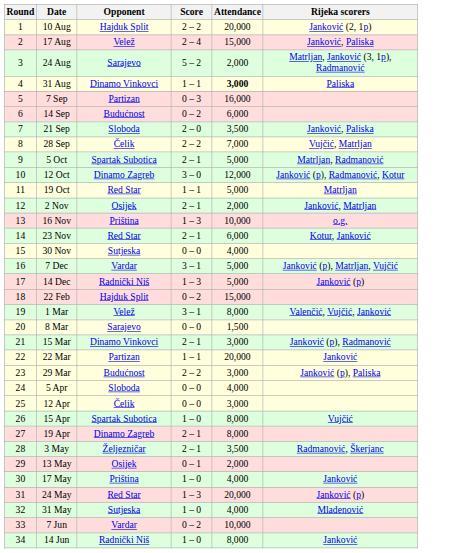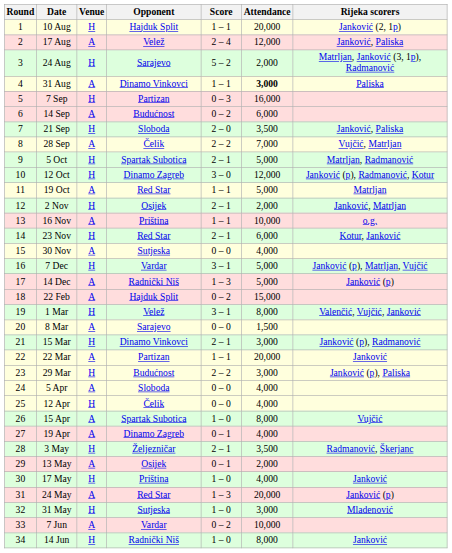+ column: (92, 12)
(192, 27) 2 – 2 -> (221, 27) 1 – 1
(237, 42) 15,000 -> (267, 42) 12,000
(192, 220) 1 – 3 -> (221, 220) 1 – 1
(237, 403) 3,000 -> (267, 403) 4,000
(192, 433) 2 – 1 -> (221, 433) 0 – 1
(237, 433) 8,000 -> (267, 433) 4,000
(237, 510) 4,000 -> (267, 510) 3,000
